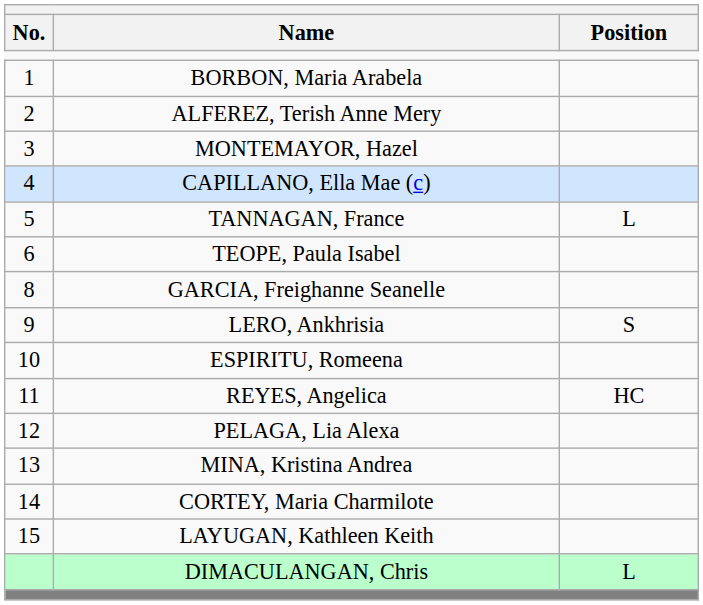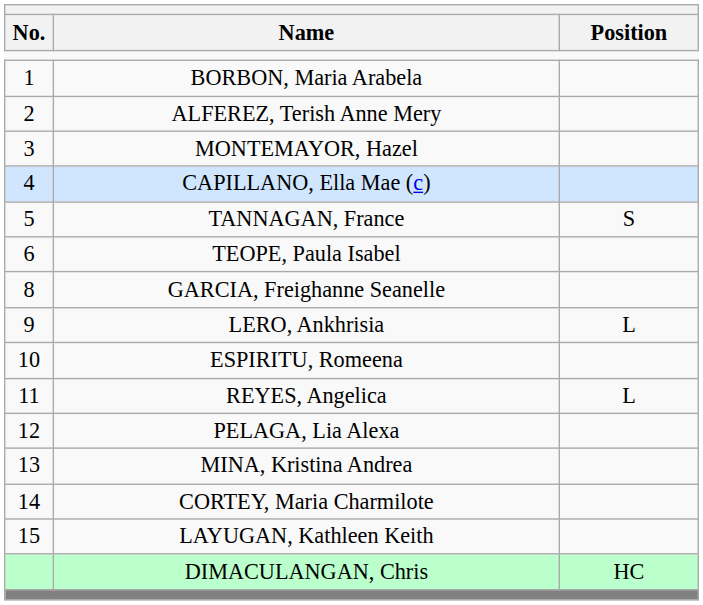(629, 218) L -> (629, 218) S
(629, 324) S -> (629, 324) L
(629, 395) HC -> (629, 395) L
(629, 571) L -> (629, 571) HC
